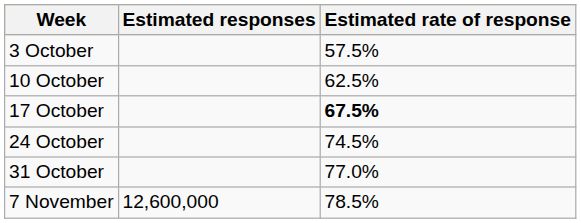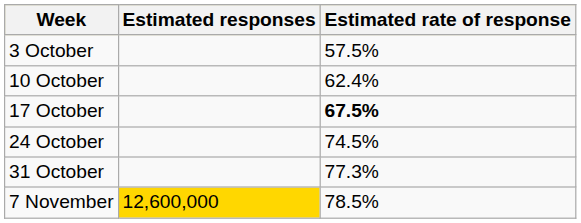(352, 80) 62.5% -> (352, 80) 62.4%
(352, 171) 77.0% -> (352, 171) 77.3%
(171, 202) no background -> (171, 202) gold background
